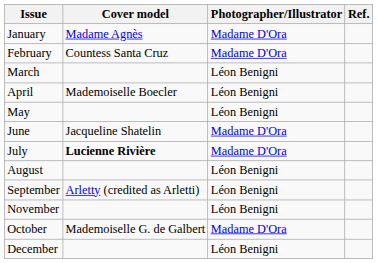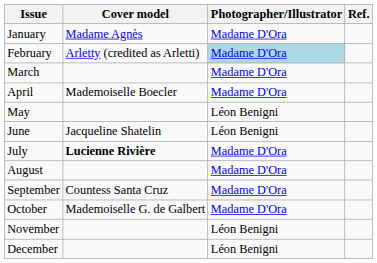(117, 53) Countess Santa Cruz -> (132, 53) Arletty (credited as Arletti)
(249, 53) no background -> (249, 53) lightblue background
(245, 72) Léon Benigni -> (249, 72) Madame D'Ora
(245, 92) Léon Benigni -> (249, 92) Madame D'Ora
(249, 131) Madame D'Ora -> (245, 131) Léon Benigni
(245, 170) Léon Benigni -> (249, 170) Madame D'Ora
(132, 190) Arletty (credited as Arletti) -> (117, 190) Countess Santa Cruz
(245, 190) Léon Benigni -> (249, 190) Madame D'Ora
rows swapped: (27, 229) <-> (33, 209)
